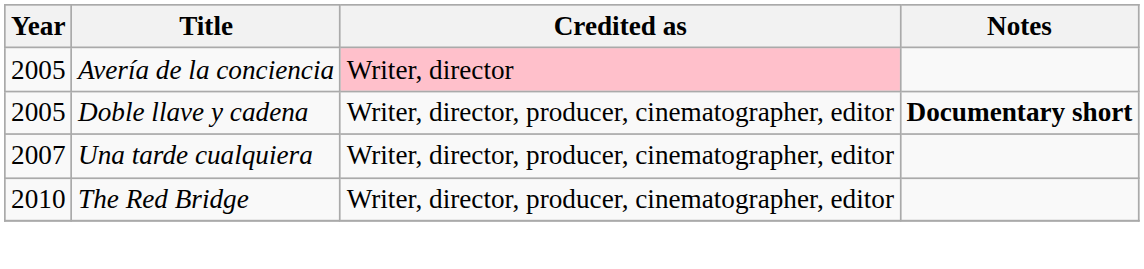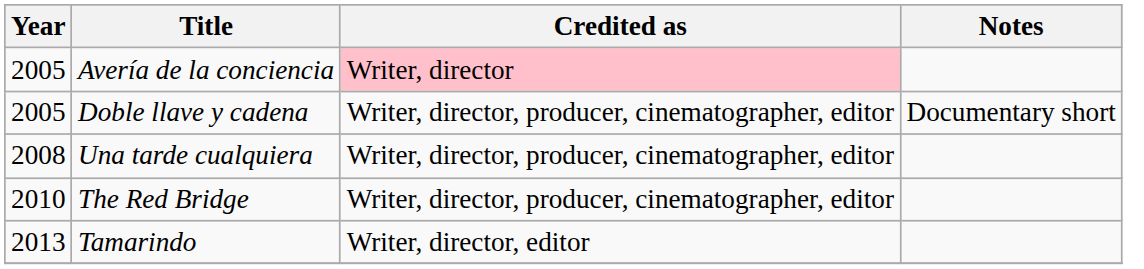(1019, 112) bold -> (1011, 112) normal
(38, 155) 2007 -> (38, 155) 2008
+ row: (137, 241)
